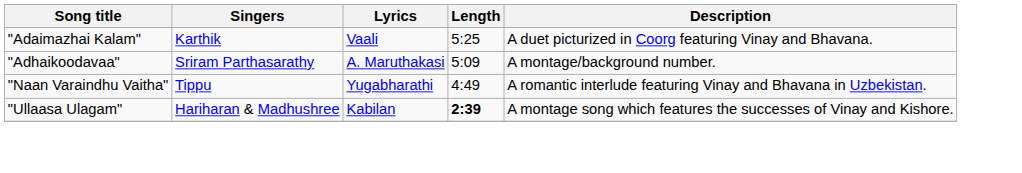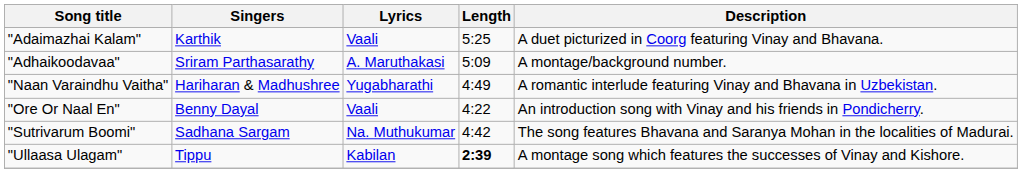(193, 86) Tippu -> (257, 86) Hariharan & Madhushree
+ row: (64, 109)
+ row: (72, 132)
(257, 109) Hariharan & Madhushree -> (193, 156) Tippu
